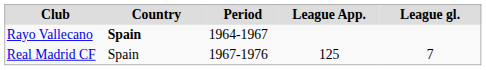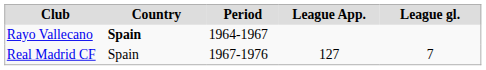(329, 54) 125 -> (329, 54) 127
